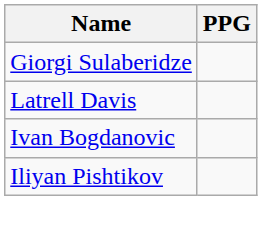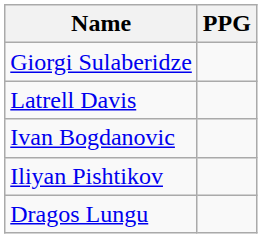+ row: (79, 213)
